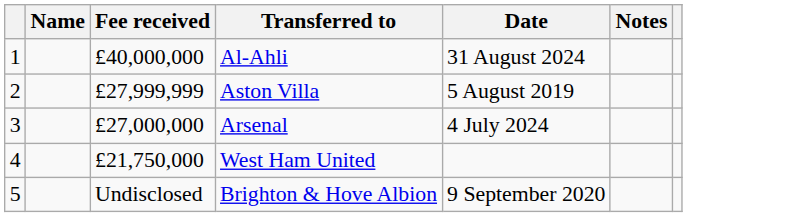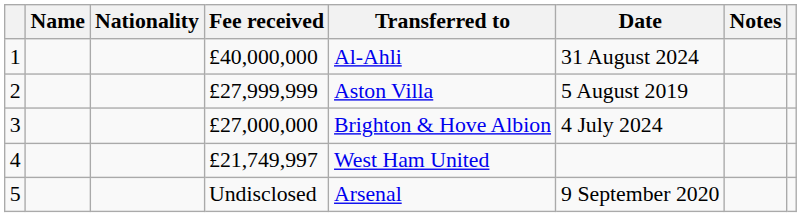+ column: (147, 21)
(254, 125) Arsenal -> (443, 125) Brighton & Hove Albion
(149, 159) £21,750,000 -> (263, 159) £21,749,997
(329, 194) Brighton & Hove Albion -> (368, 194) Arsenal
